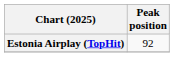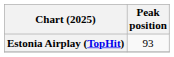(148, 43) 92 -> (148, 43) 93
